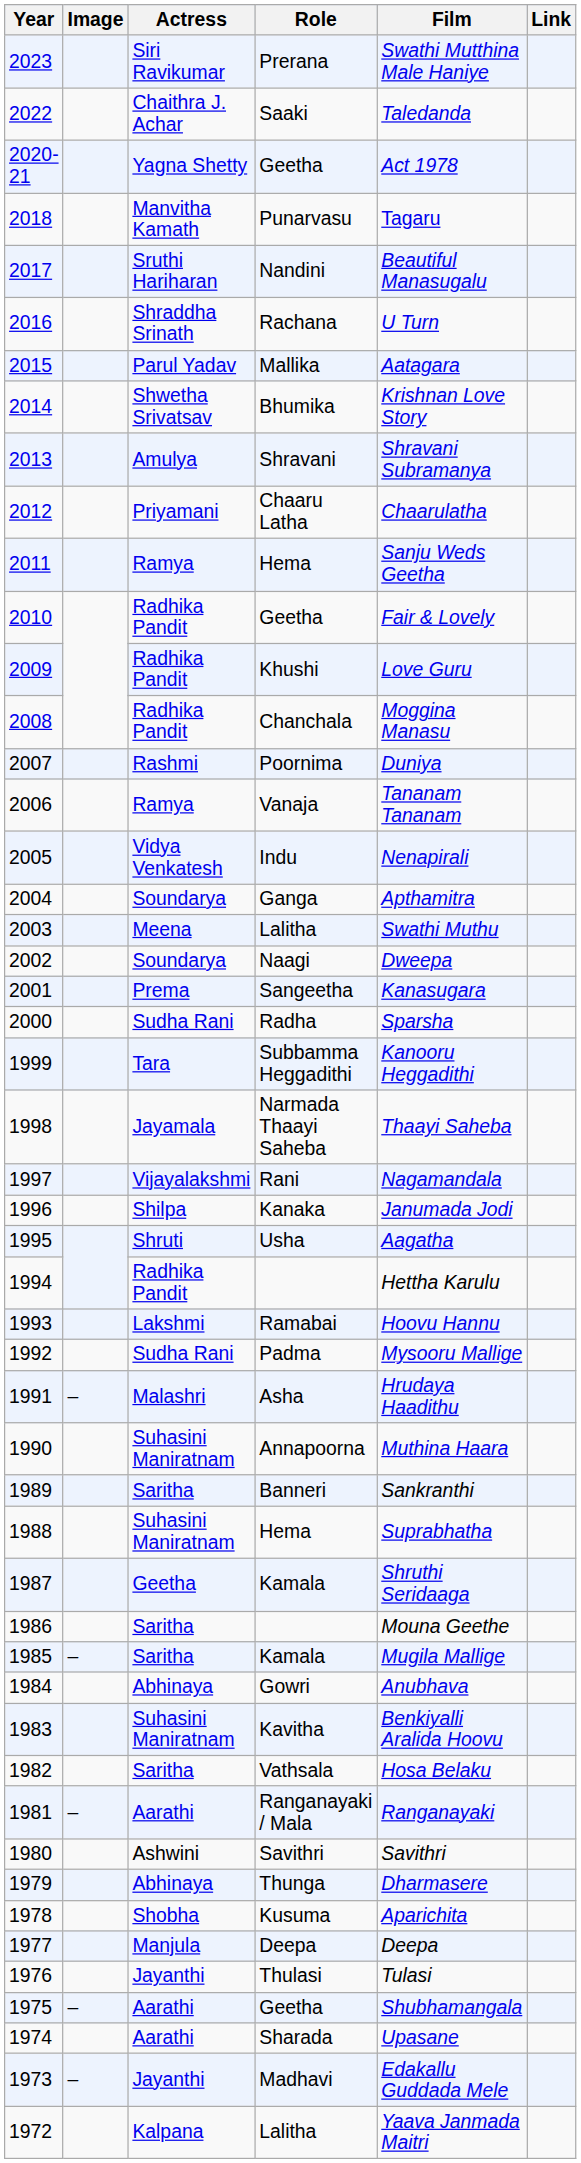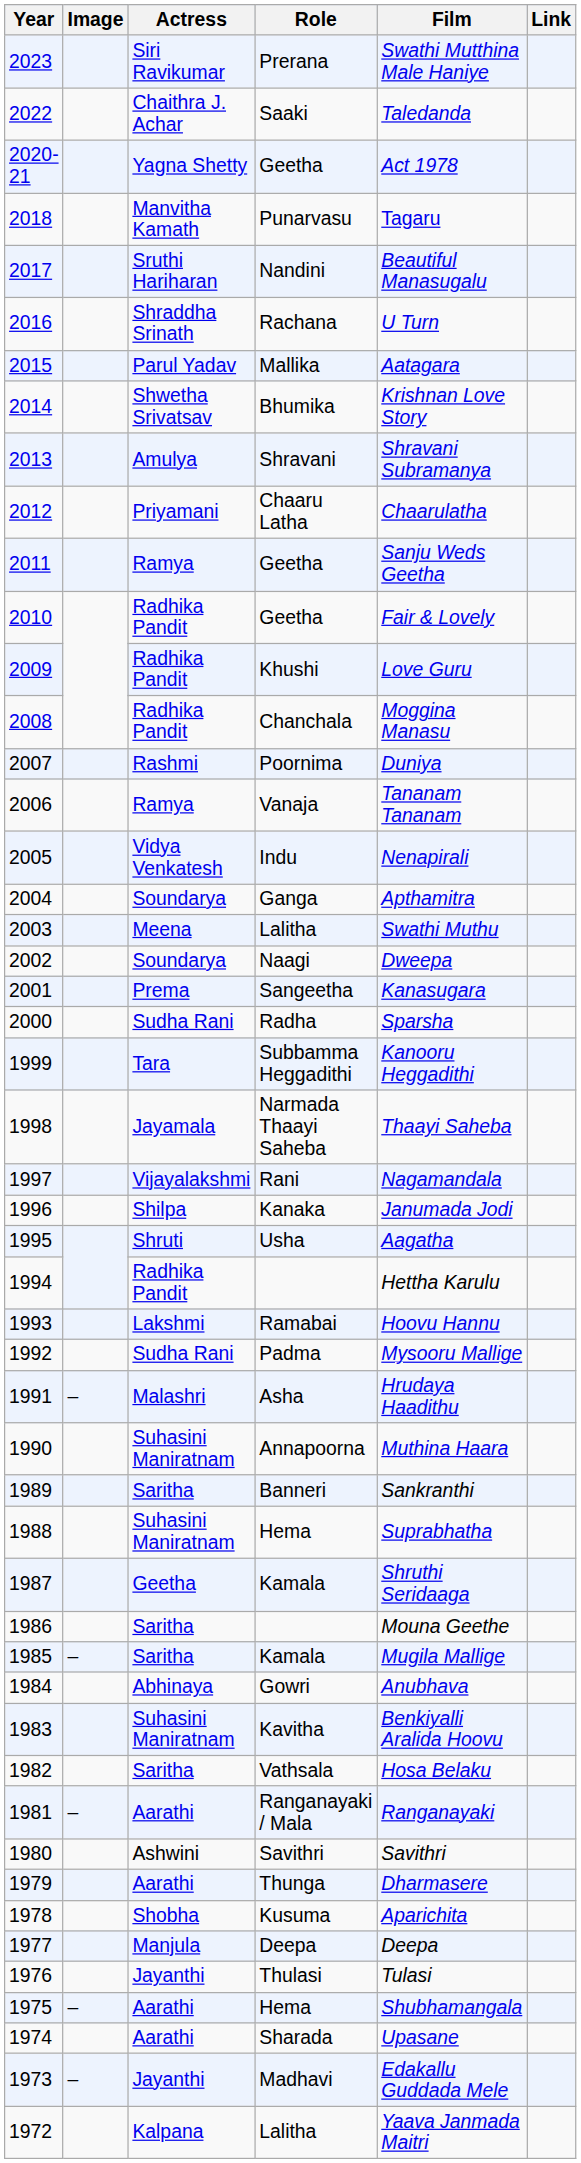(285, 564) Hema -> (291, 564) Geetha
(173, 1884) Abhinaya -> (163, 1884) Aarathi
(291, 2007) Geetha -> (285, 2007) Hema
